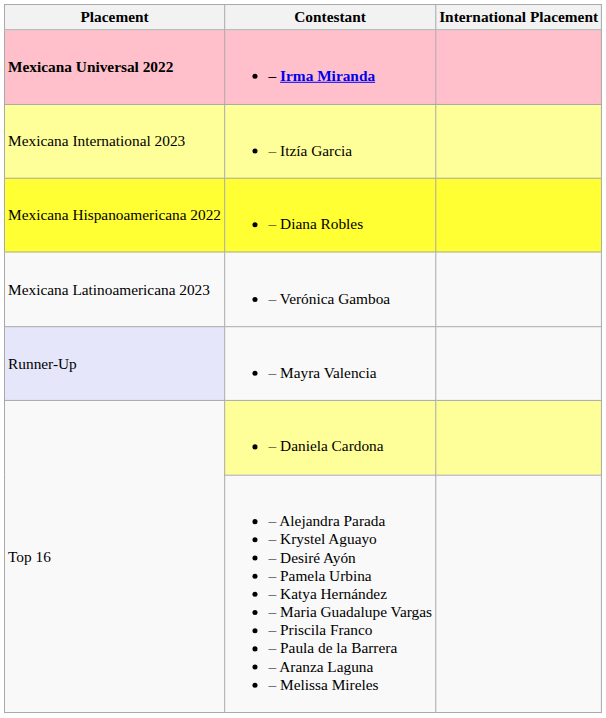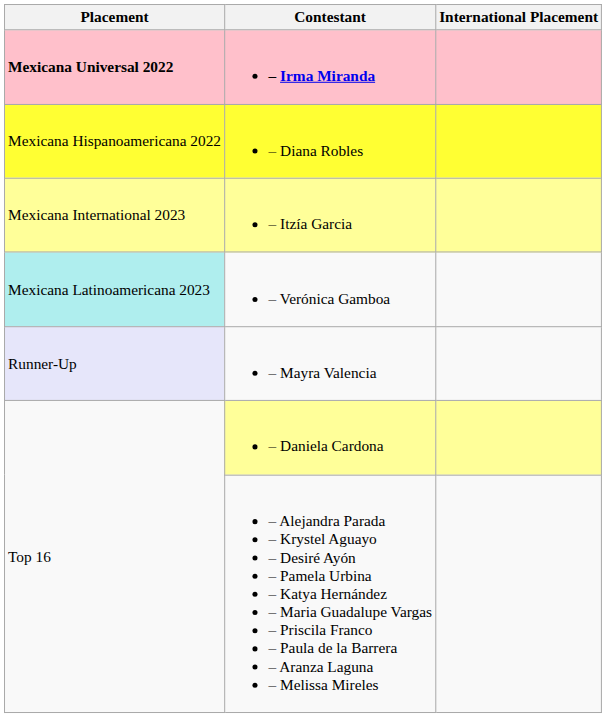rows swapped: (330, 150) <-> (330, 225)
(109, 289) no background -> (109, 289) paleturquoise background
